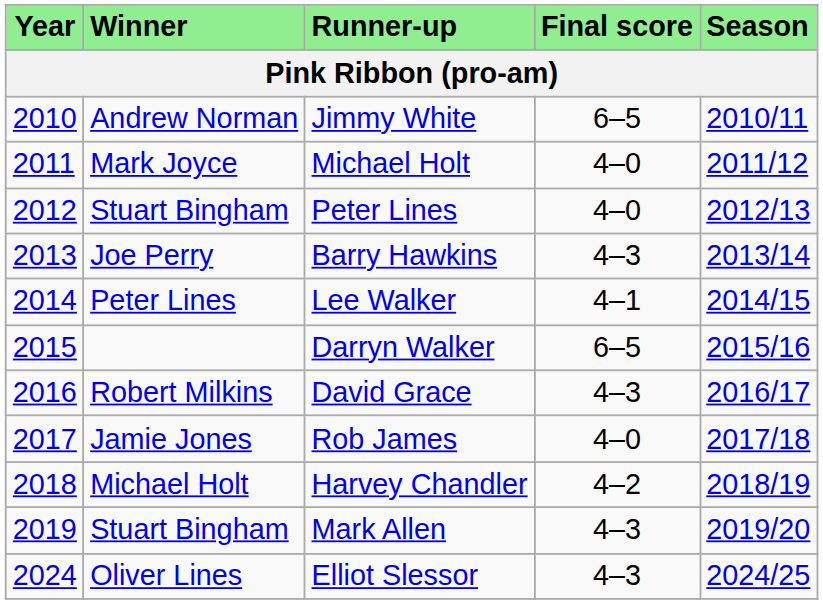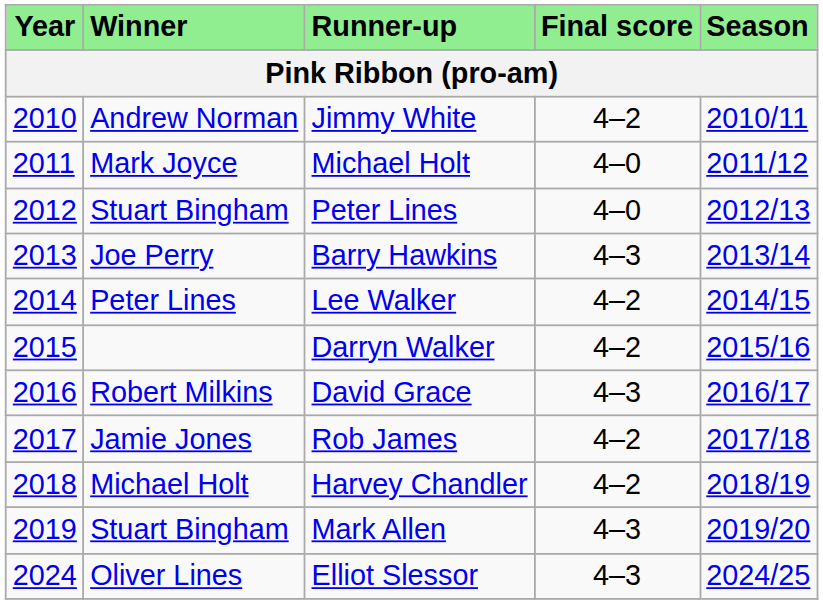(617, 118) 6–5 -> (617, 118) 4–2
(617, 301) 4–1 -> (617, 301) 4–2
(617, 347) 6–5 -> (617, 347) 4–2
(617, 438) 4–0 -> (617, 438) 4–2
